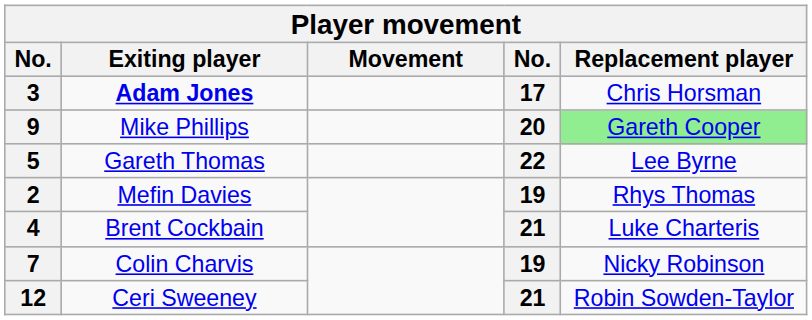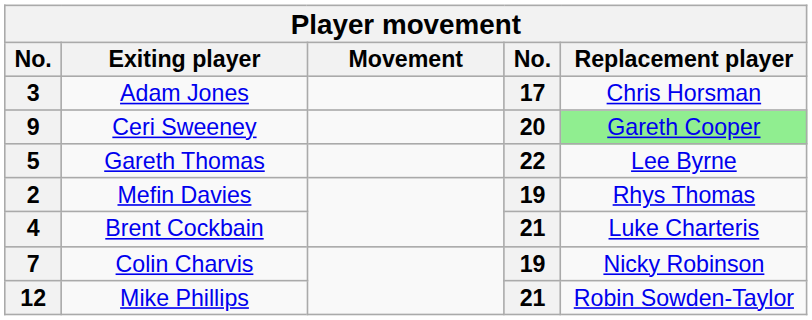(184, 93) bold -> (184, 93) normal
(184, 127) Mike Phillips -> (184, 127) Ceri Sweeney
(184, 297) Ceri Sweeney -> (184, 297) Mike Phillips
